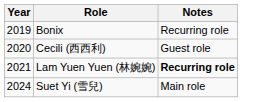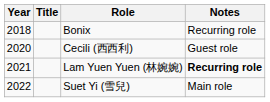+ column: (47, 13)
(19, 30) 2019 -> (19, 30) 2018
(19, 87) 2024 -> (19, 87) 2022
